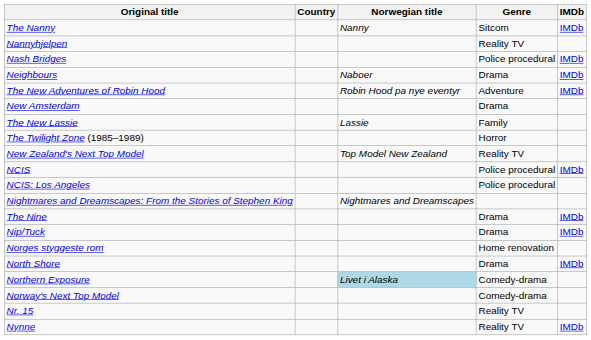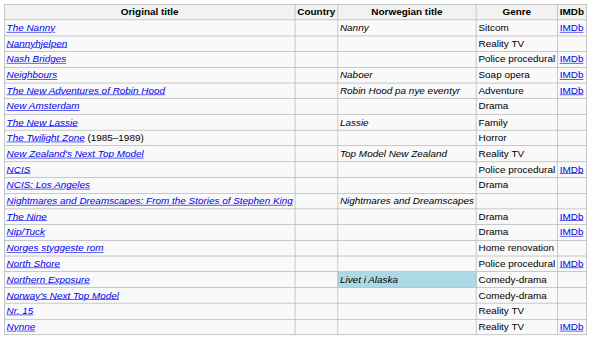(493, 75) Drama -> (504, 75) Soap opera
(517, 185) Police procedural -> (493, 185) Drama
(493, 264) Drama -> (517, 264) Police procedural
